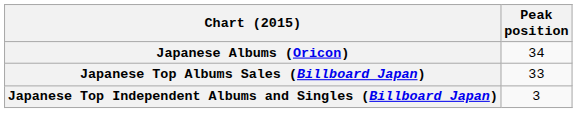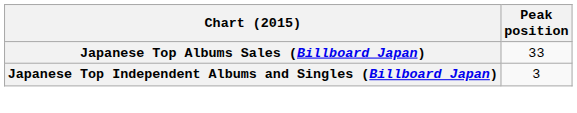- row: (253, 53)
